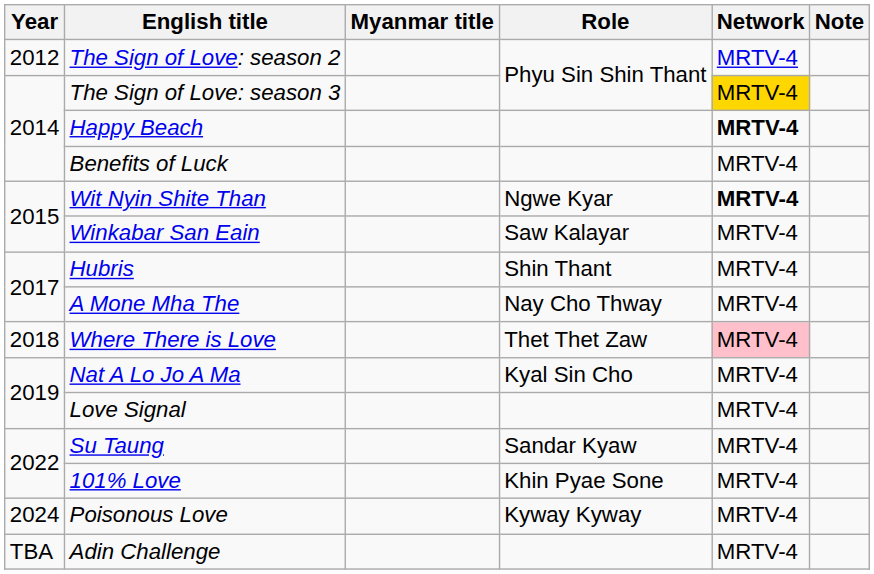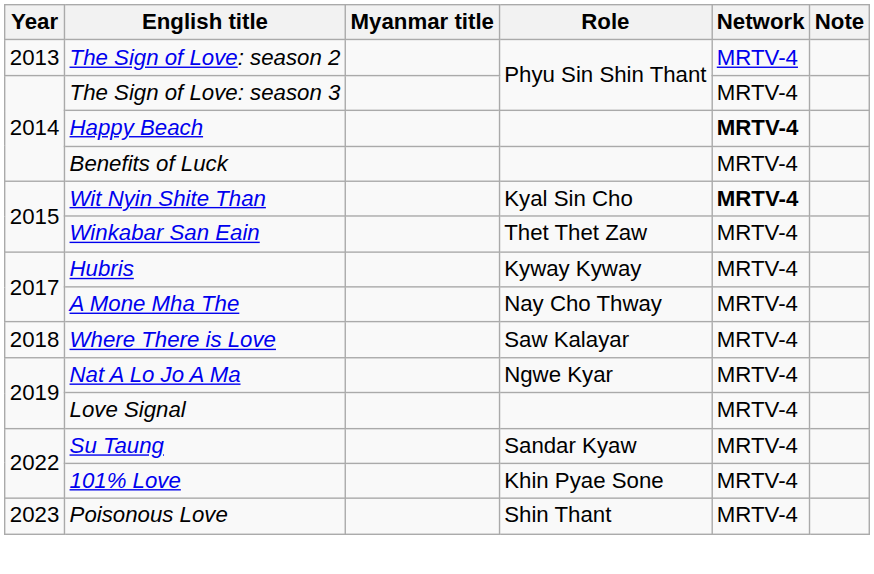(35, 57) 2012 -> (35, 57) 2013
(757, 92) gold background -> (757, 92) no background
(559, 198) Ngwe Kyar -> (568, 198) Kyal Sin Cho
(567, 233) Saw Kalayar -> (576, 233) Thet Thet Zaw
(558, 269) Shin Thant -> (573, 269) Kyway Kyway
(576, 339) Thet Thet Zaw -> (567, 339) Saw Kalayar
(757, 339) pink background -> (757, 339) no background
(568, 374) Kyal Sin Cho -> (559, 374) Ngwe Kyar
(35, 515) 2024 -> (35, 515) 2023
(573, 515) Kyway Kyway -> (558, 515) Shin Thant
- row: (145, 551)
